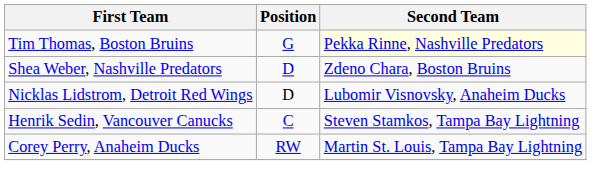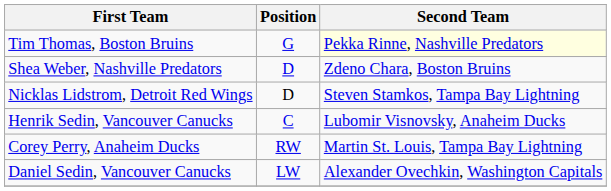(445, 95) Lubomir Visnovsky, Anaheim Ducks -> (452, 95) Steven Stamkos, Tampa Bay Lightning
(452, 120) Steven Stamkos, Tampa Bay Lightning -> (445, 120) Lubomir Visnovsky, Anaheim Ducks
+ row: (120, 172)
